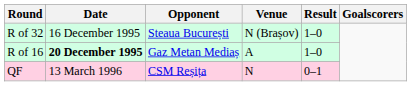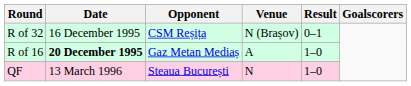(188, 33) Steaua București -> (177, 33) CSM Reșița
(313, 33) 1–0 -> (313, 33) 0–1
(177, 71) CSM Reșița -> (188, 71) Steaua București
(313, 71) 0–1 -> (313, 71) 1–0
